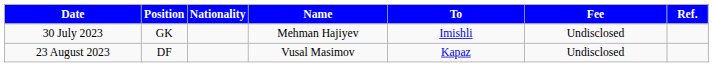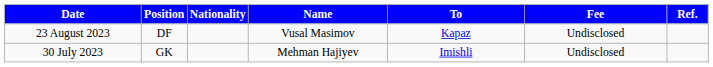rows swapped: (73, 33) <-> (73, 52)
